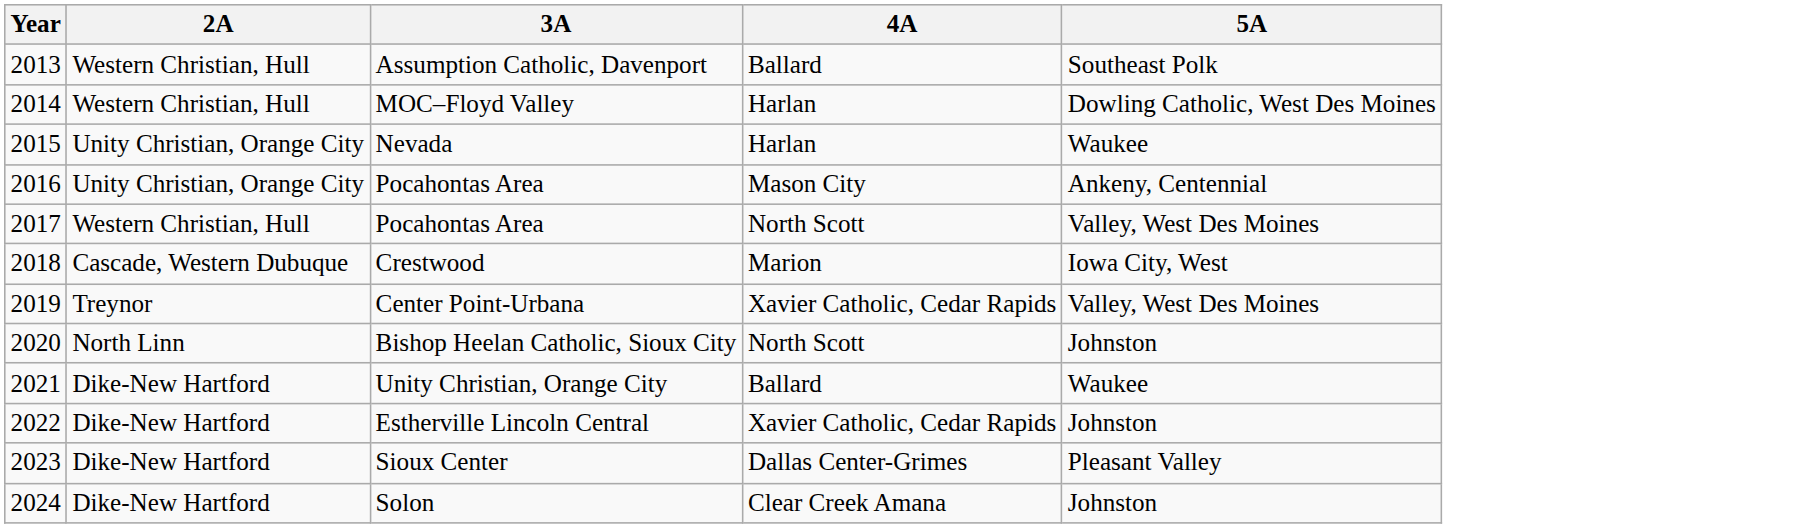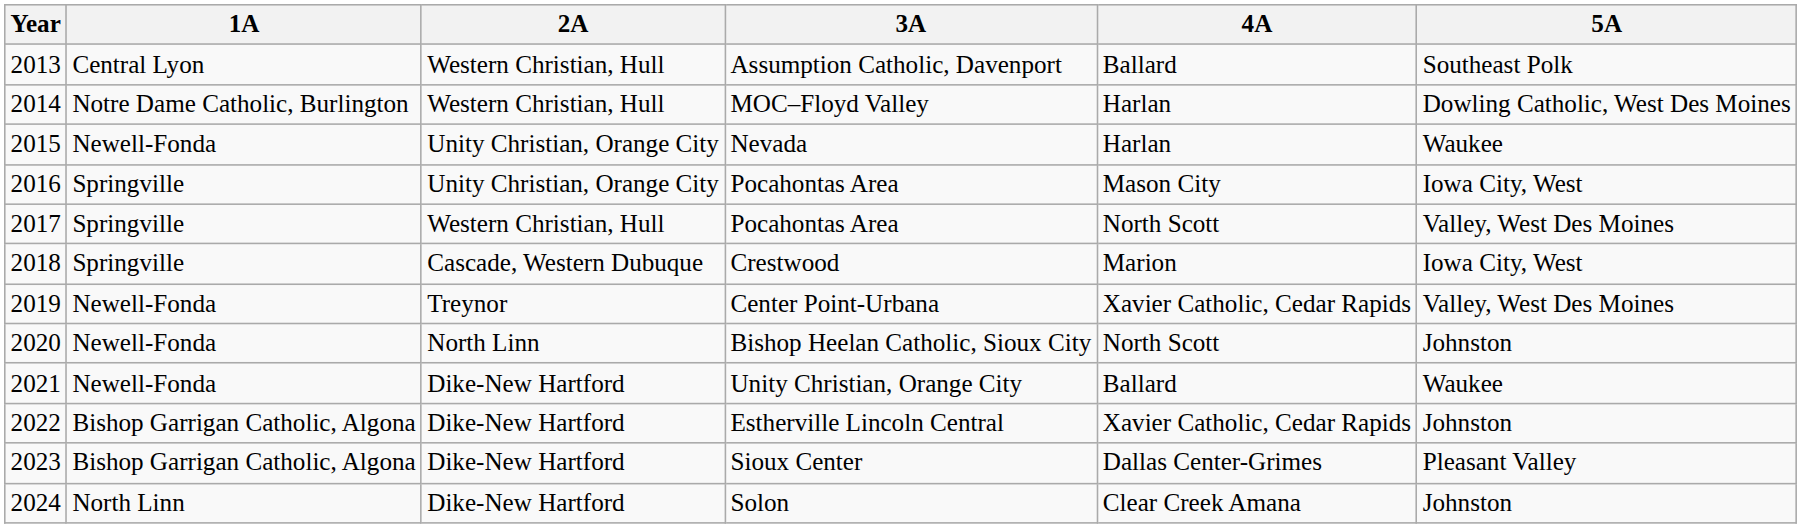+ column: (244, 24)
(1167, 183) Ankeny, Centennial -> (1503, 183) Iowa City, West
